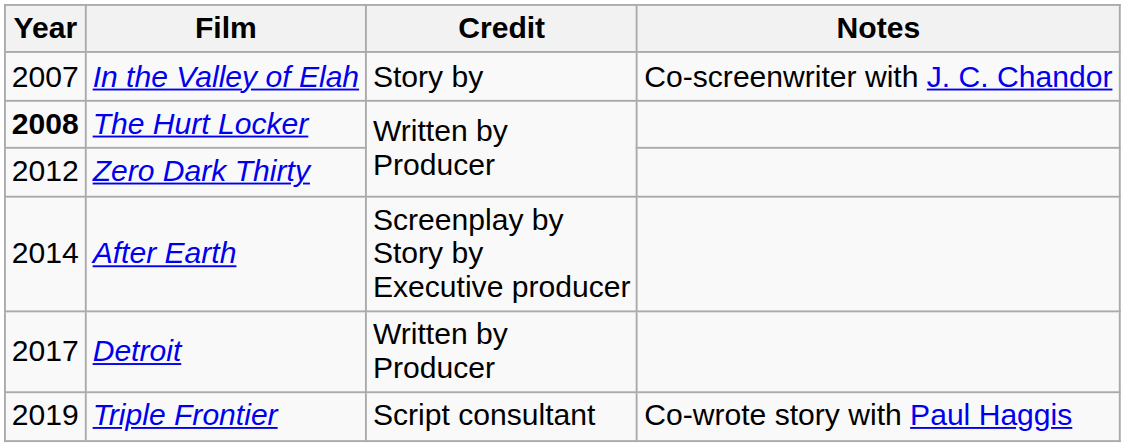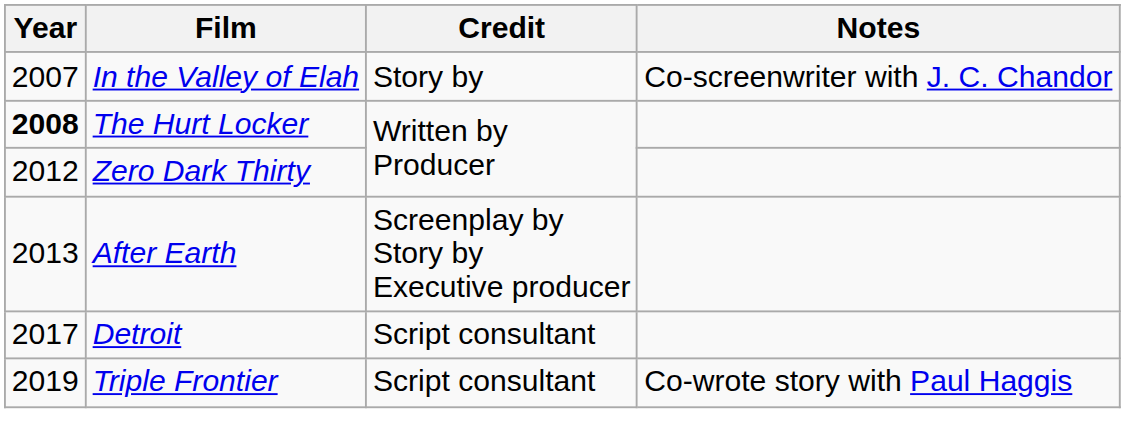(45, 253) 2014 -> (45, 253) 2013
(440, 351) Written by Producer -> (484, 334) Script consultant
